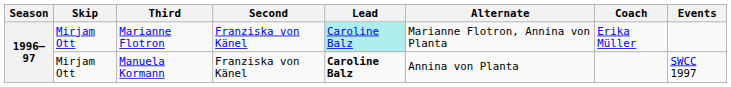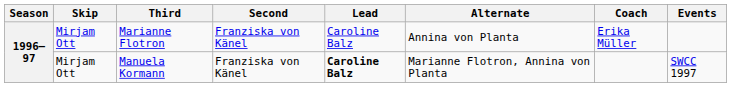(353, 37) paleturquoise background -> (353, 37) no background
(499, 37) Marianne Flotron, Annina von Planta -> (463, 37) Annina von Planta
(463, 67) Annina von Planta -> (499, 67) Marianne Flotron, Annina von Planta
